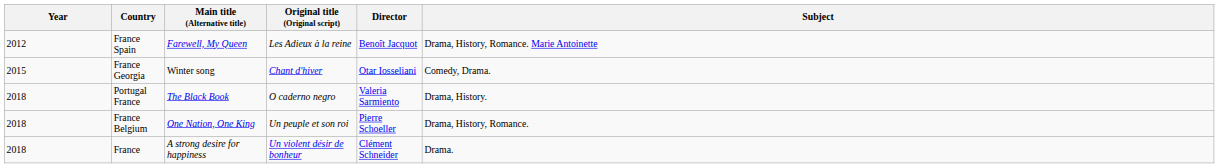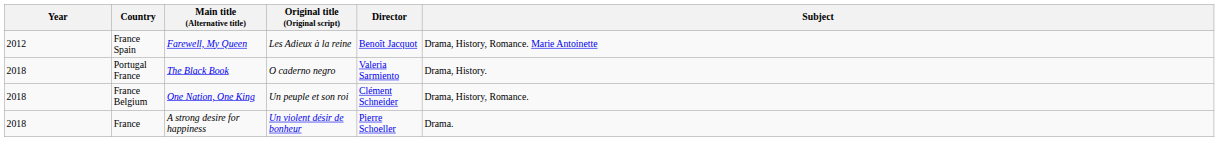- row: (129, 70)
(377, 123) Pierre Schoeller -> (378, 97) Clément Schneider
(378, 150) Clément Schneider -> (377, 123) Pierre Schoeller
